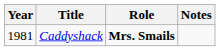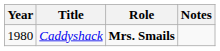(20, 35) 1981 -> (20, 35) 1980
